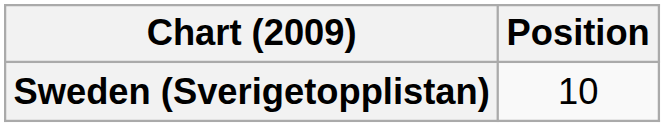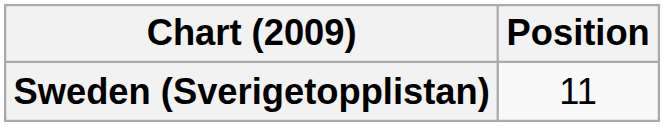(578, 90) 10 -> (578, 90) 11
